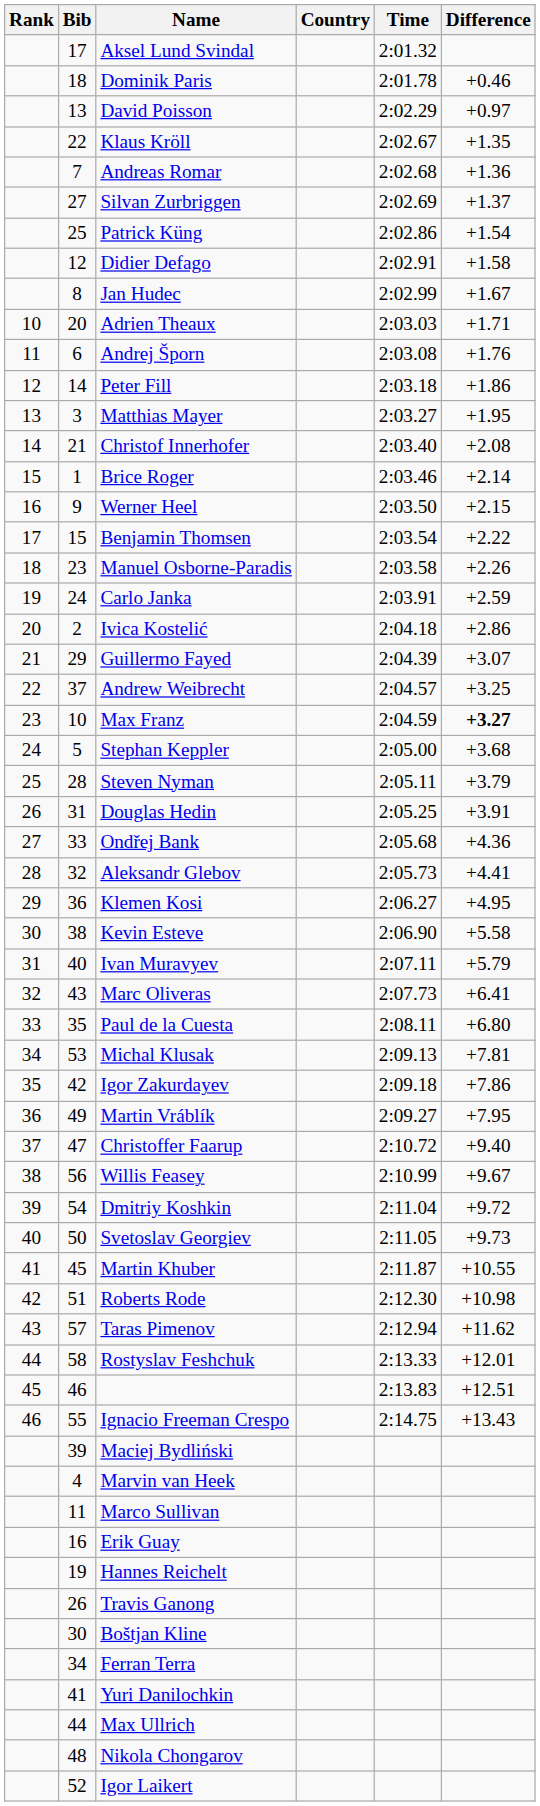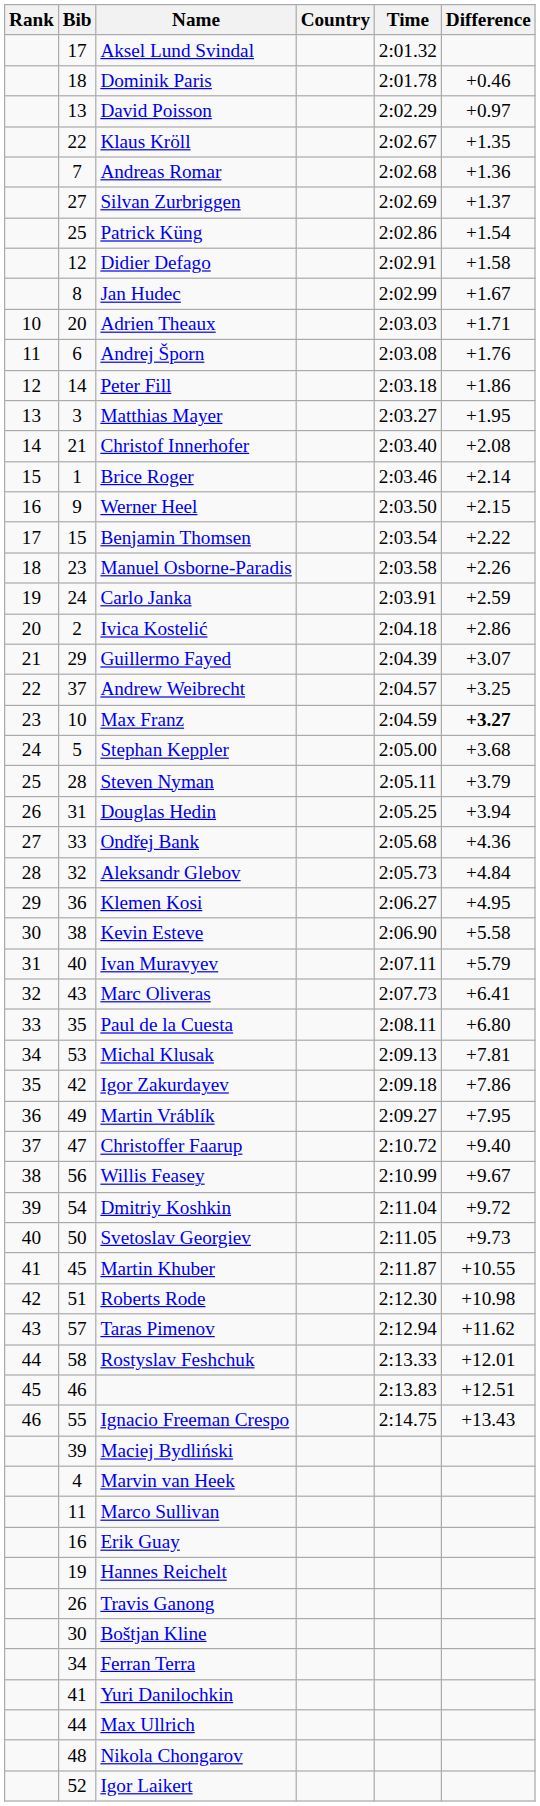(488, 811) +3.91 -> (488, 811) +3.94
(488, 872) +4.41 -> (488, 872) +4.84
